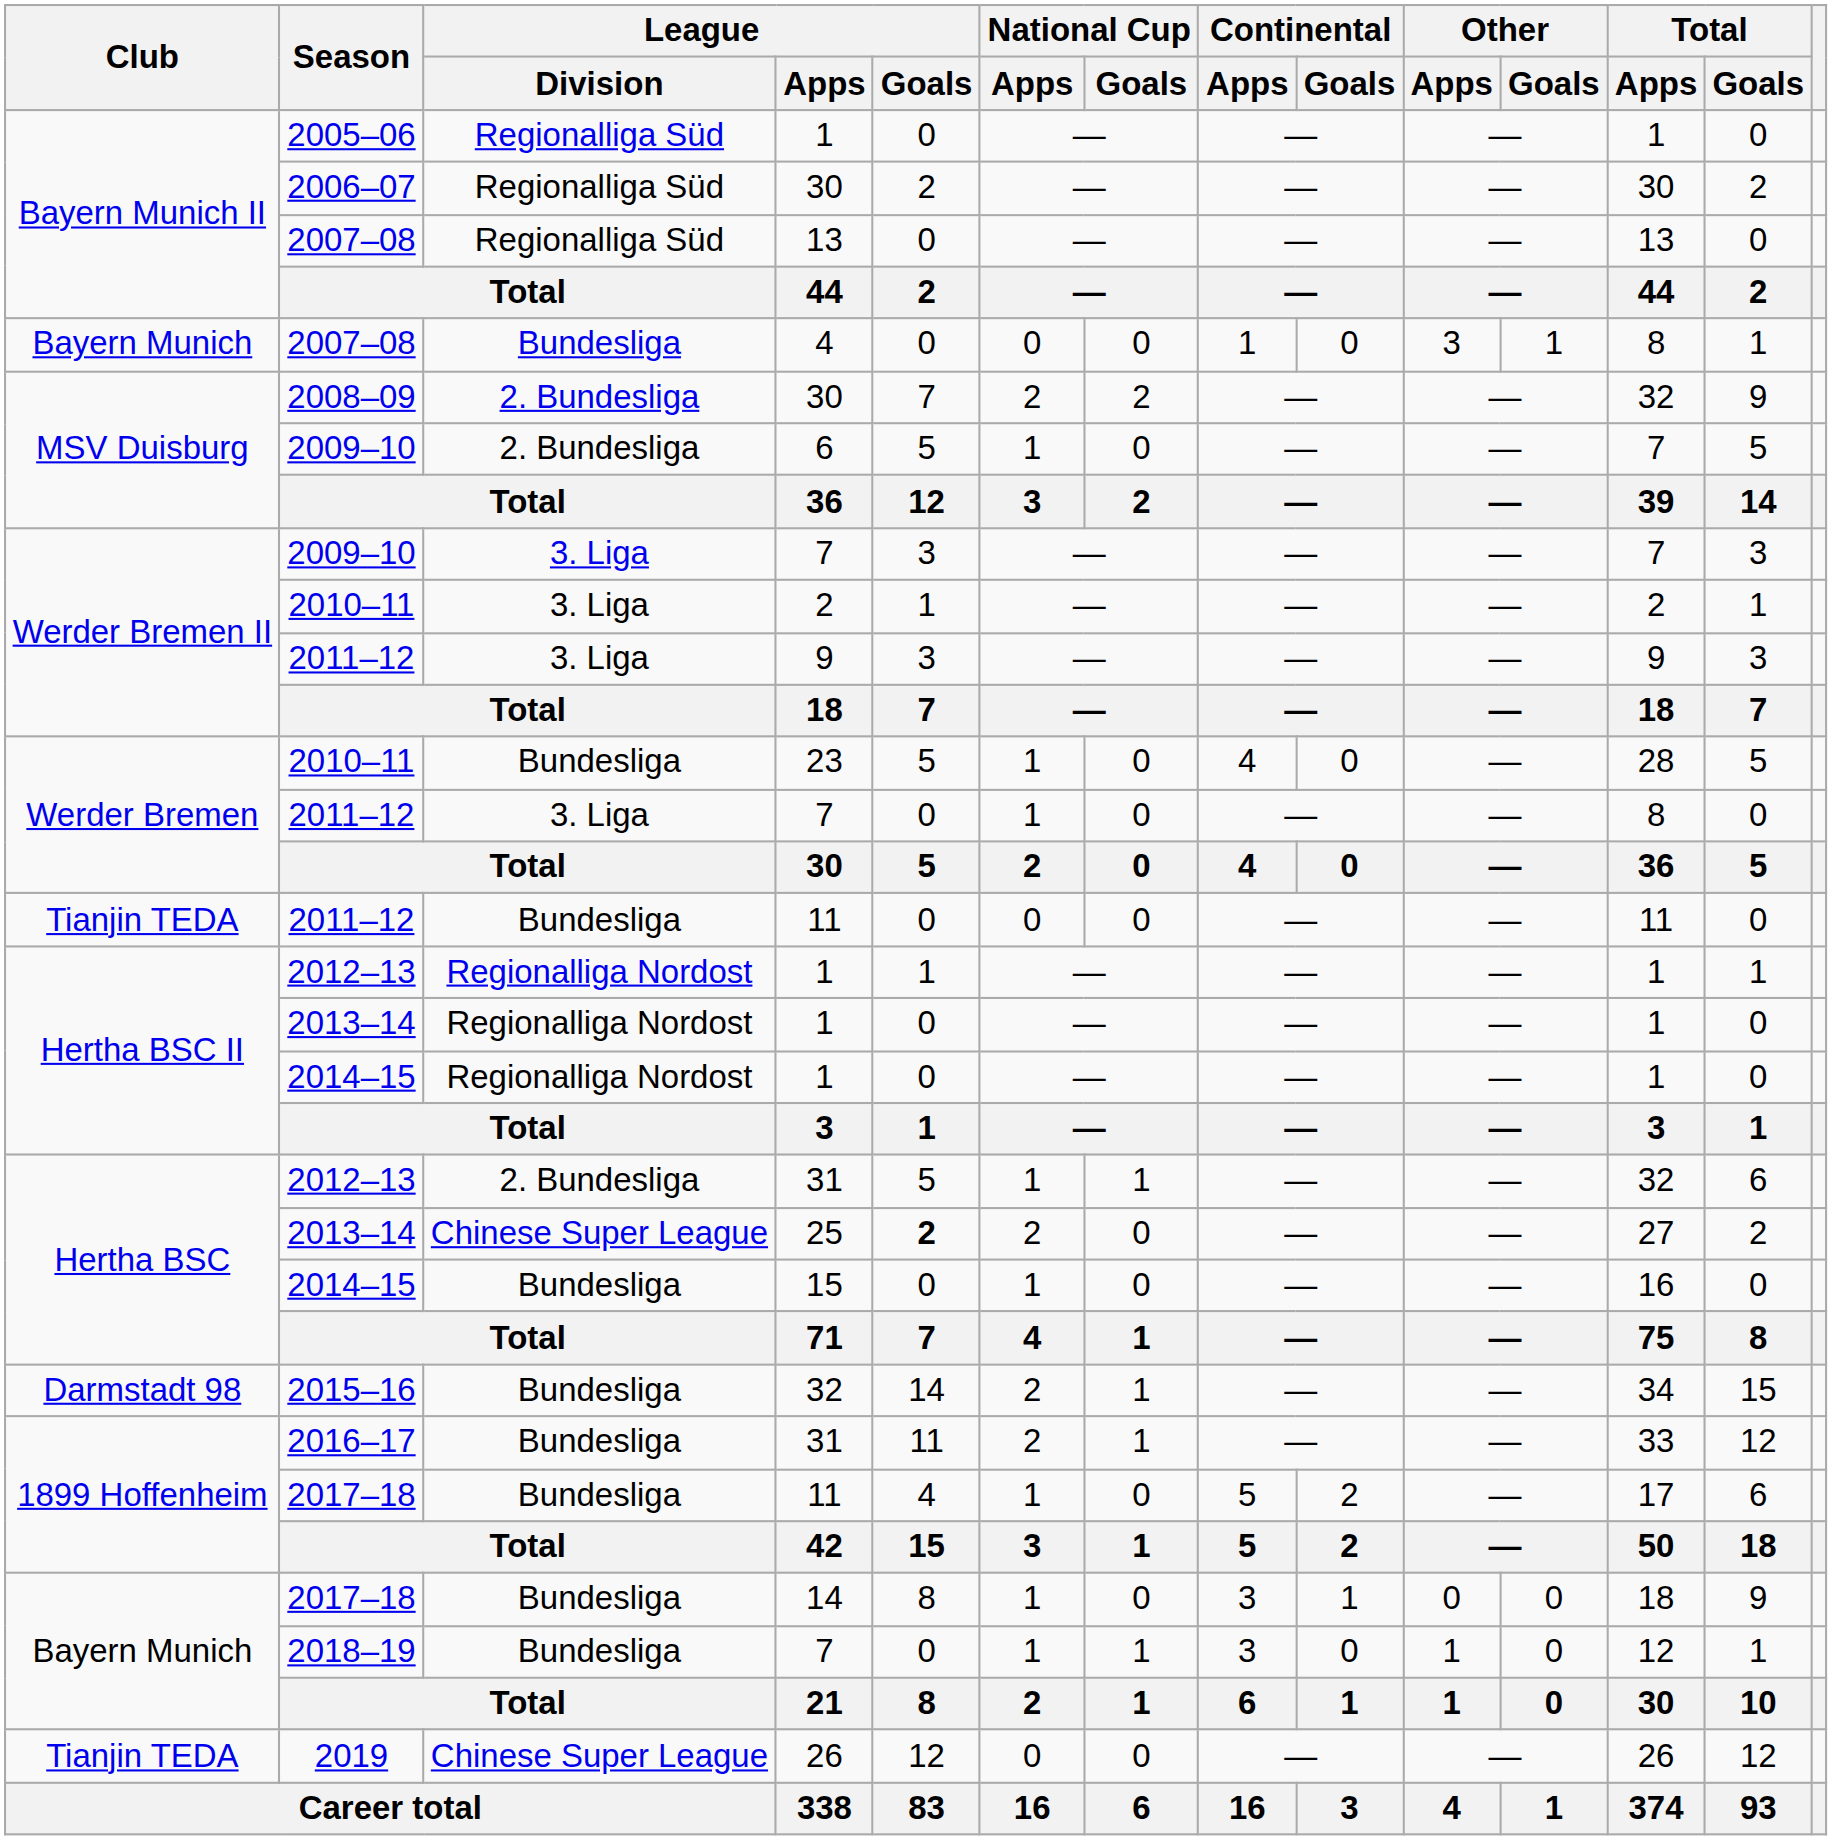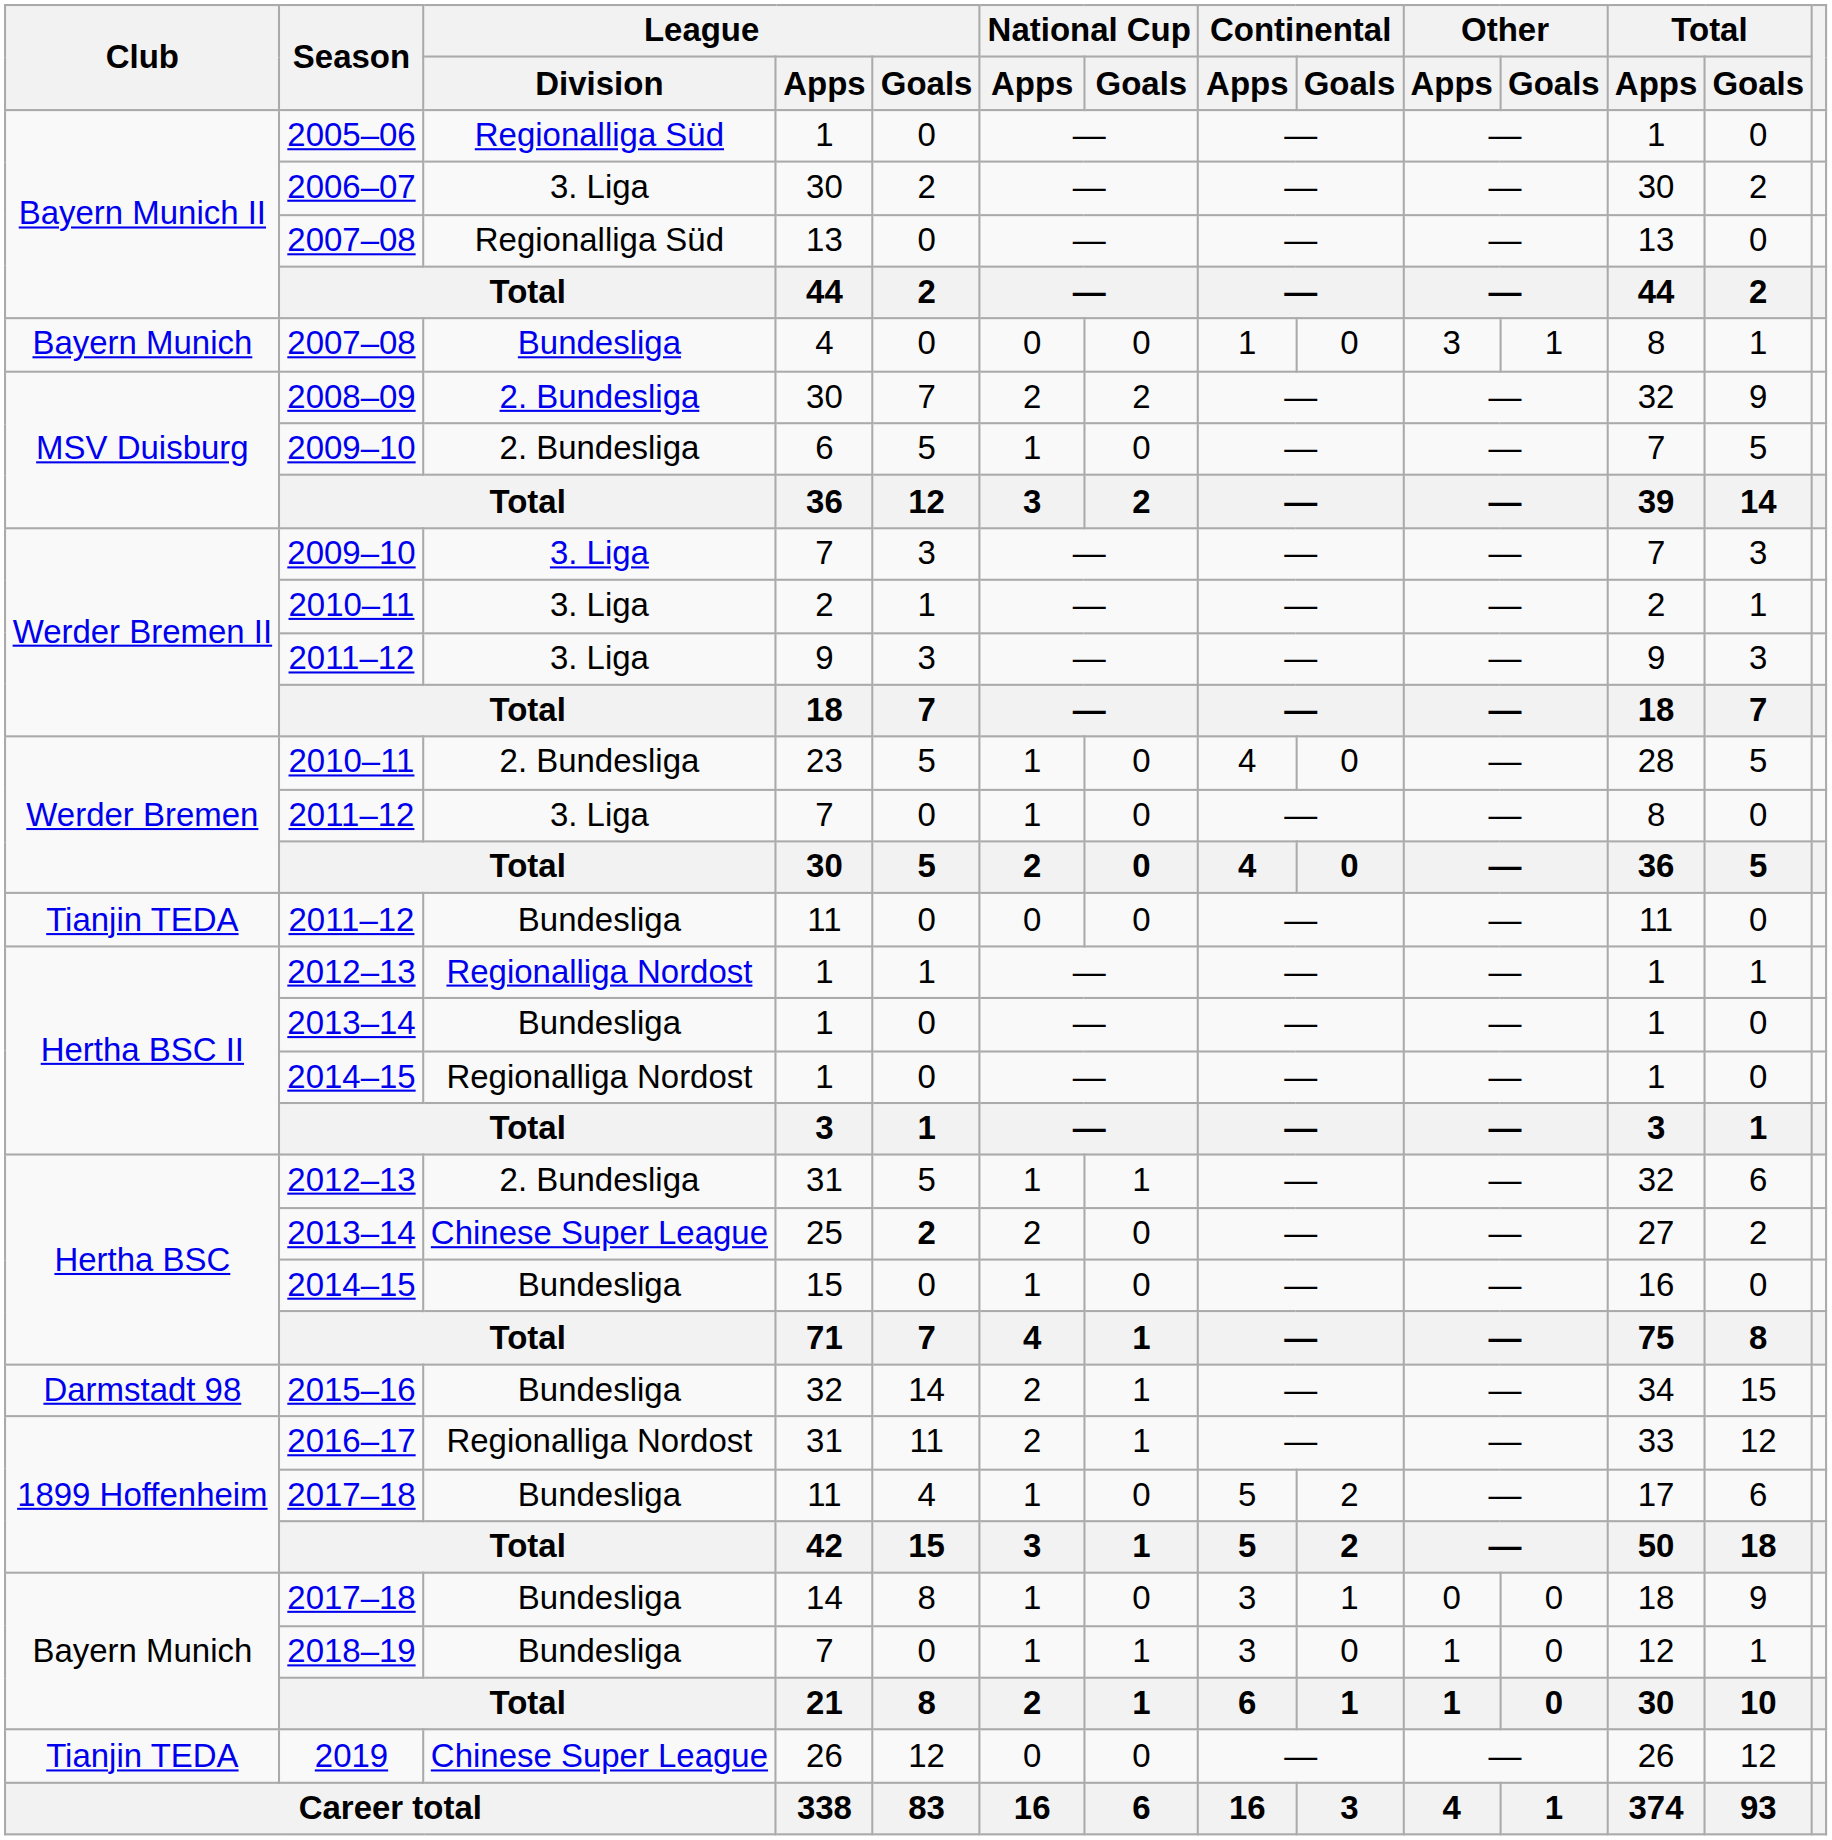(599, 187) Regionalliga Süd -> (599, 187) 3. Liga
(599, 762) Bundesliga -> (599, 762) 2. Bundesliga
(599, 1023) Regionalliga Nordost -> (599, 1023) Bundesliga
(599, 1441) Bundesliga -> (599, 1441) Regionalliga Nordost
